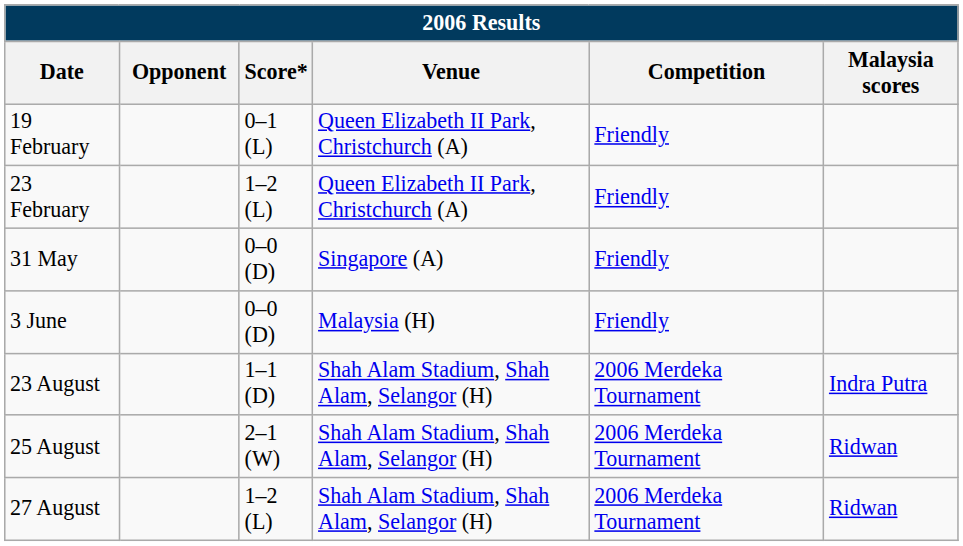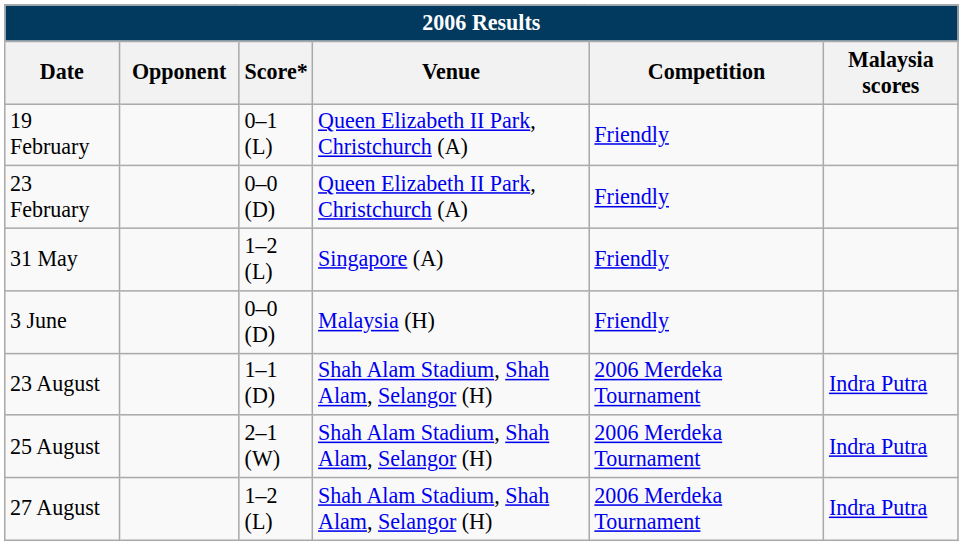(261, 197) 1–2 (L) -> (261, 197) 0–0 (D)
(261, 259) 0–0 (D) -> (261, 259) 1–2 (L)
(863, 446) Ridwan -> (878, 446) Indra Putra
(863, 508) Ridwan -> (878, 508) Indra Putra
